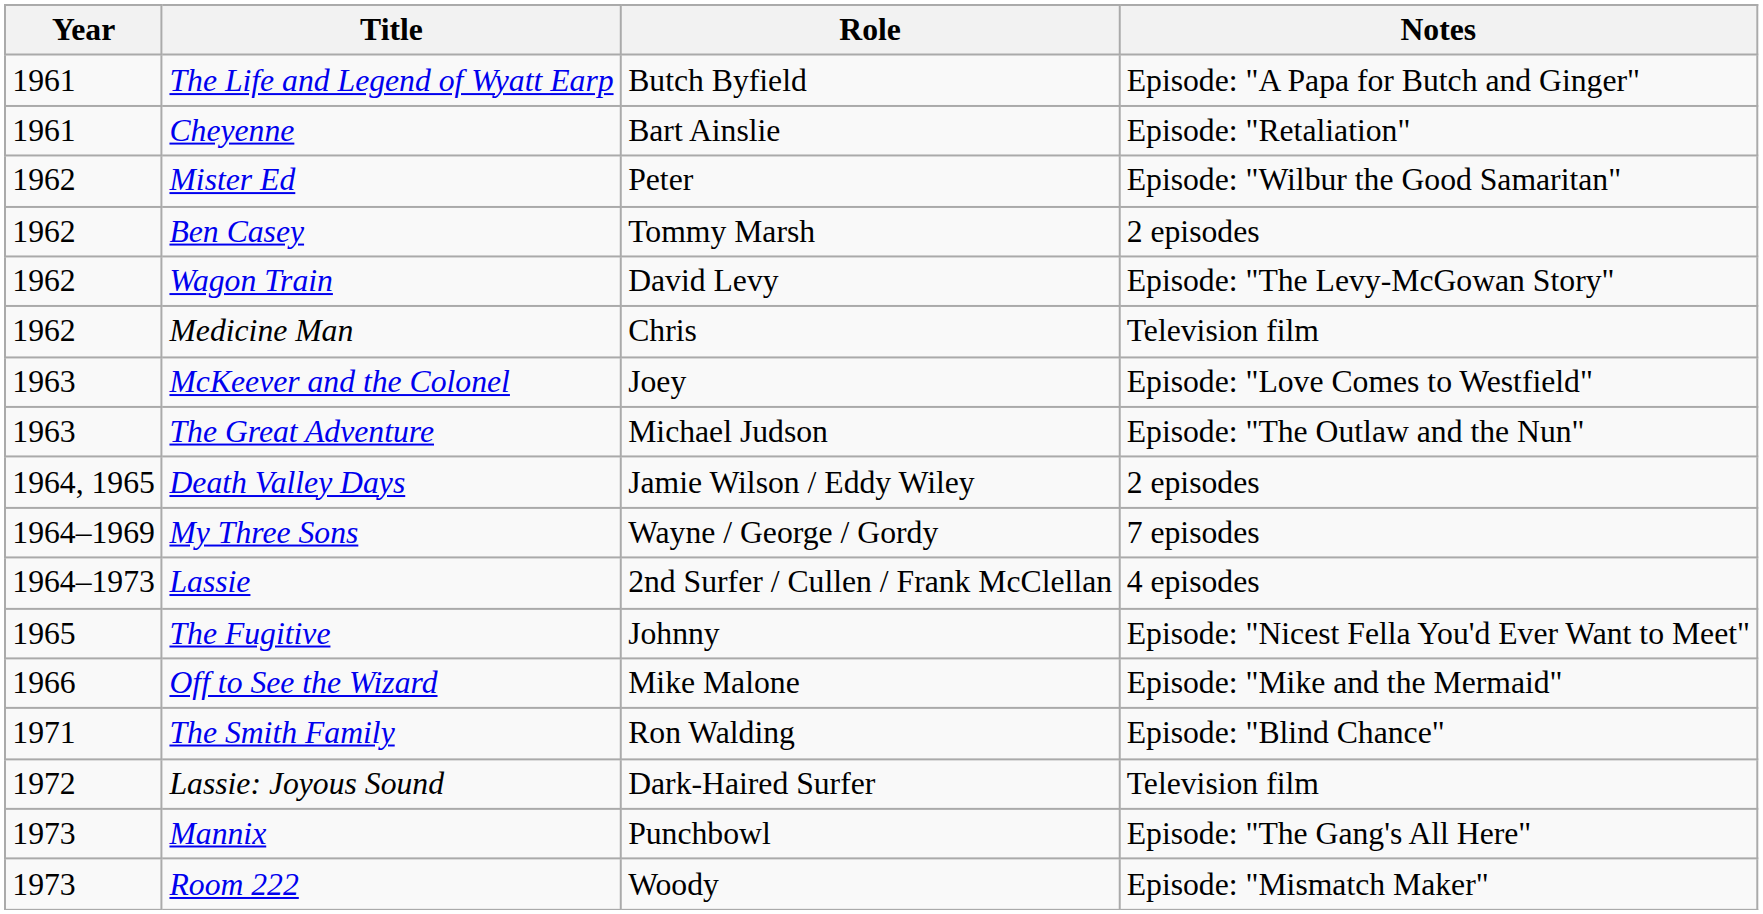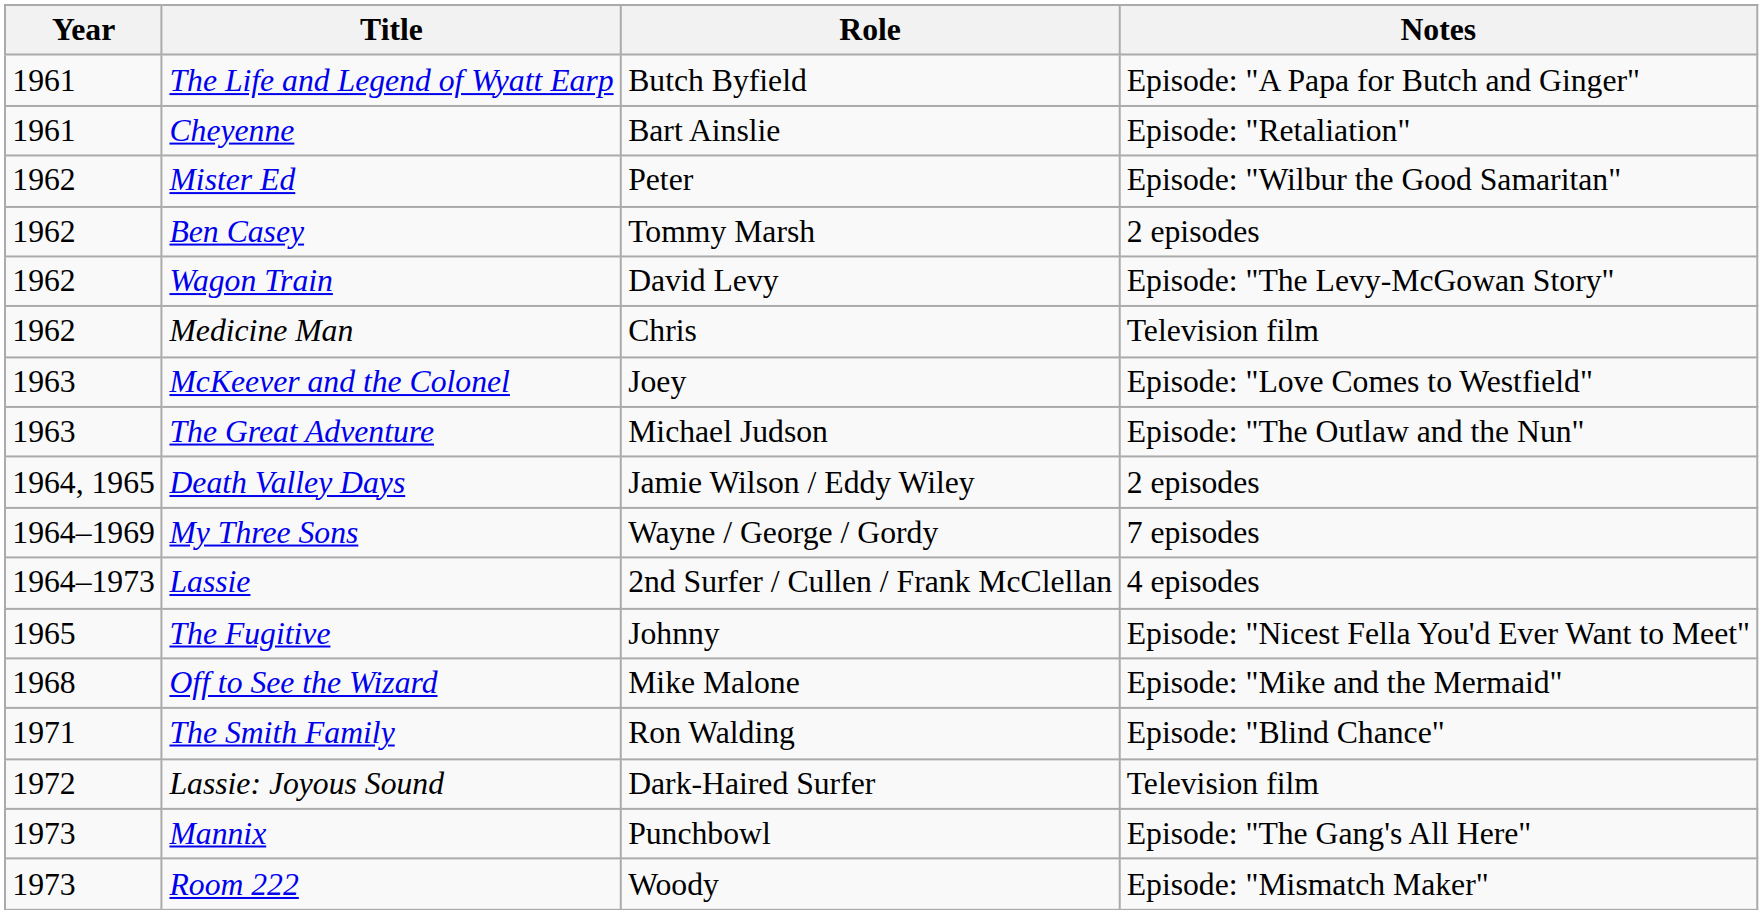(44, 682) 1966 -> (44, 682) 1968
